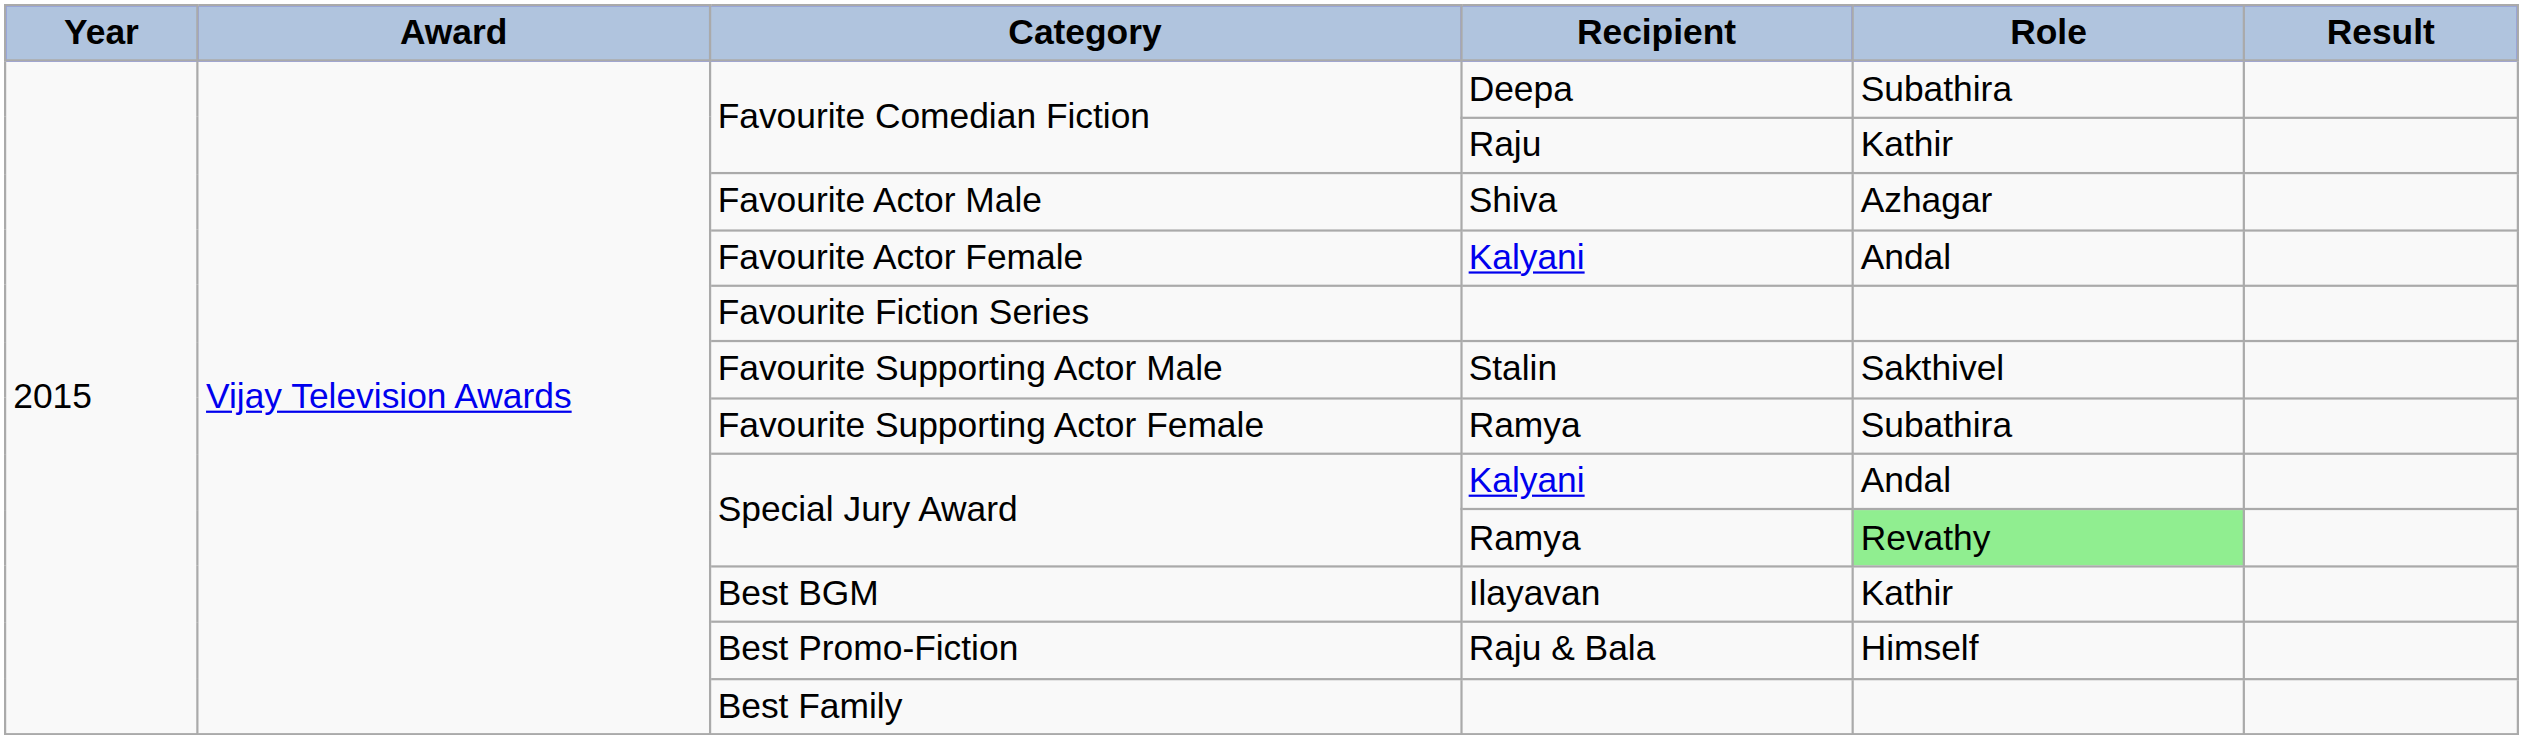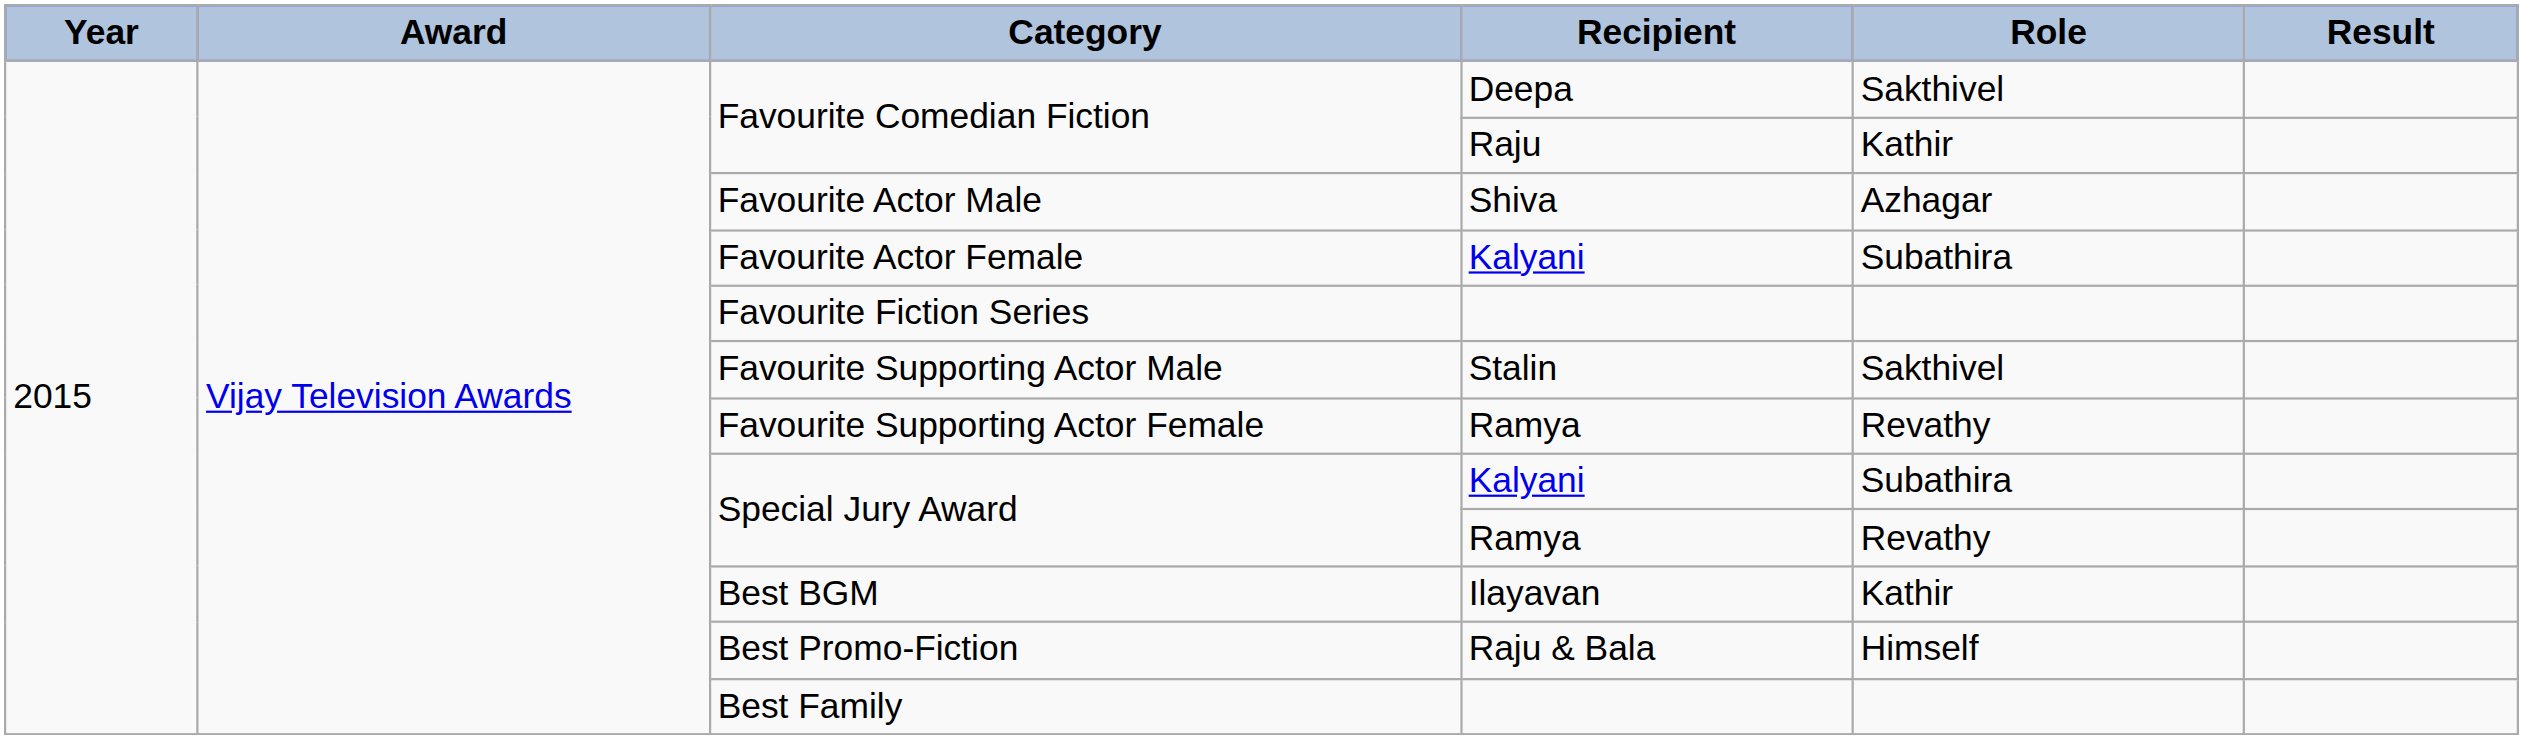(1936, 88) Subathira -> (1932, 88) Sakthivel
(1906, 256) Andal -> (1936, 256) Subathira
(1936, 425) Subathira -> (1926, 425) Revathy
(1906, 481) Andal -> (1936, 481) Subathira
(1926, 537) lightgreen background -> (1926, 537) no background
